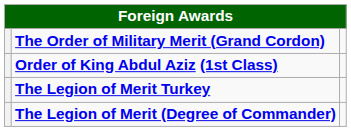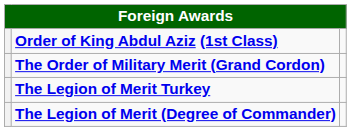rows swapped: (146, 65) <-> (170, 41)
